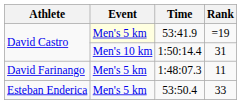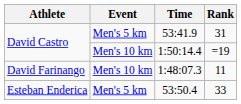(120, 33) lightyellow background -> (120, 33) no background
(220, 33) =19 -> (220, 33) 31
(220, 52) 31 -> (220, 52) =19
(120, 71) Men's 5 km -> (123, 71) Men's 10 km
